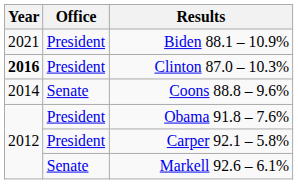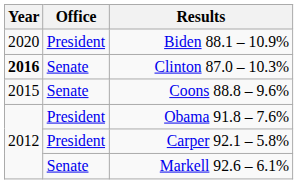(24, 41) 2021 -> (24, 41) 2020
(76, 66) President -> (68, 66) Senate
(24, 91) 2014 -> (24, 91) 2015
